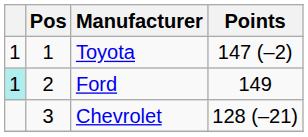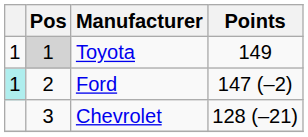(48, 52) no background -> (48, 52) lightgrey background
(255, 52) 147 (–2) -> (255, 52) 149
(255, 84) 149 -> (255, 84) 147 (–2)
